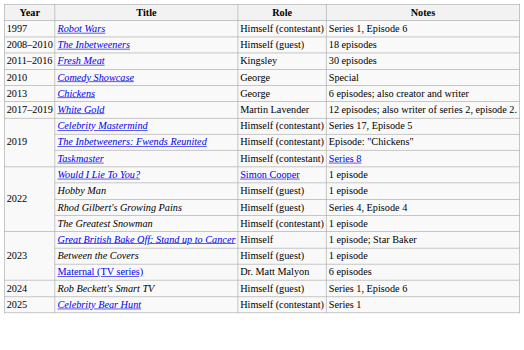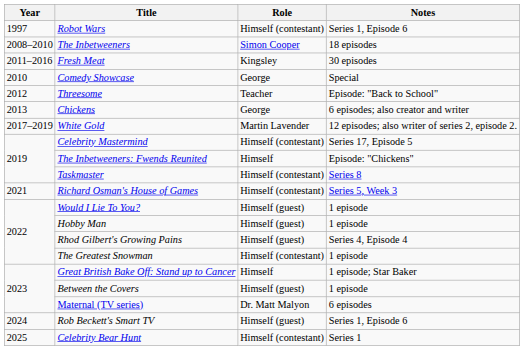(272, 45) Himself (guest) -> (270, 45) Simon Cooper
+ row: (80, 93)
(282, 142) Himself (contestant) -> (257, 158) Himself
+ row: (128, 191)
(270, 175) Simon Cooper -> (272, 207) Himself (guest)
